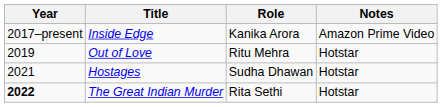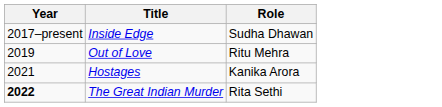- column: (377, 14)
(264, 33) Kanika Arora -> (271, 33) Sudha Dhawan
(271, 72) Sudha Dhawan -> (264, 72) Kanika Arora
